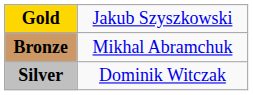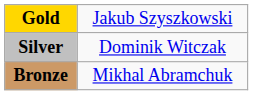rows swapped: (41, 75) <-> (41, 47)
